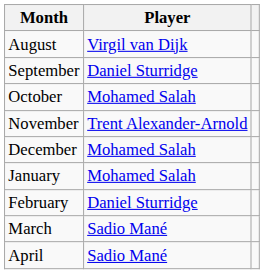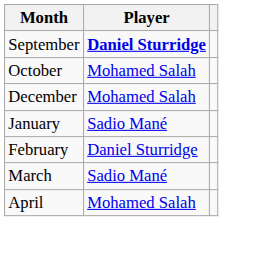- row: (32, 44)
(142, 70) normal -> (147, 44) bold
- row: (43, 123)
(141, 176) Mohamed Salah -> (127, 123) Sadio Mané
(127, 255) Sadio Mané -> (141, 202) Mohamed Salah
